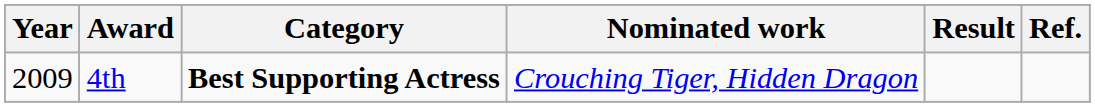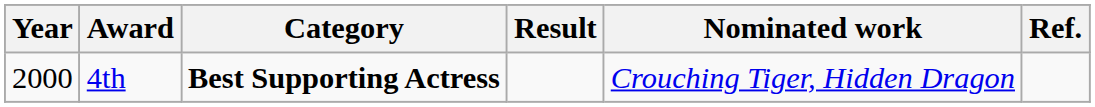columns swapped: (716, 28) <-> (974, 28)
(42, 76) 2009 -> (42, 76) 2000
